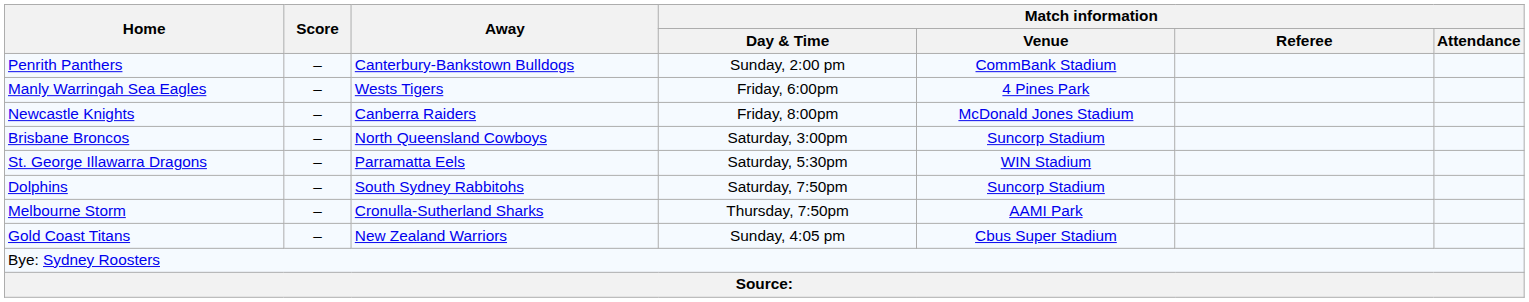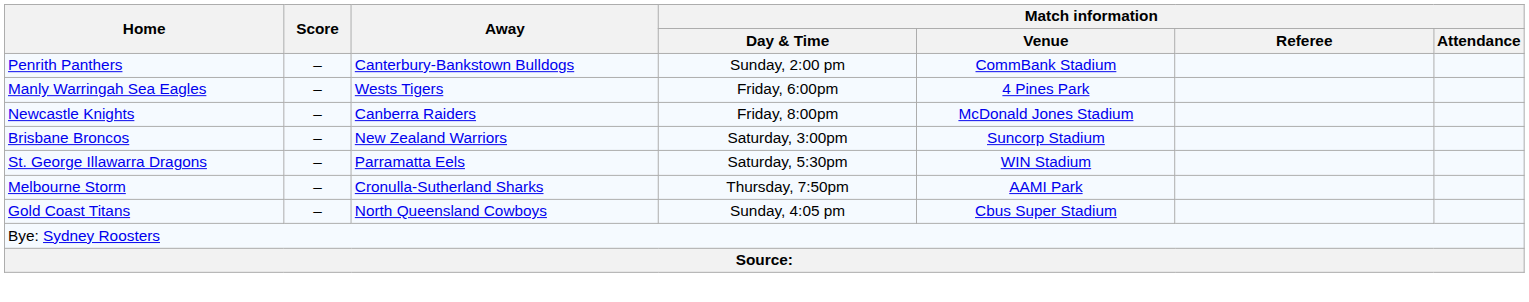(451, 138) North Queensland Cowboys -> (431, 138) New Zealand Warriors
- row: (38, 187)
(431, 235) New Zealand Warriors -> (451, 211) North Queensland Cowboys
